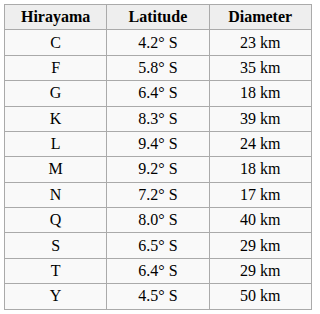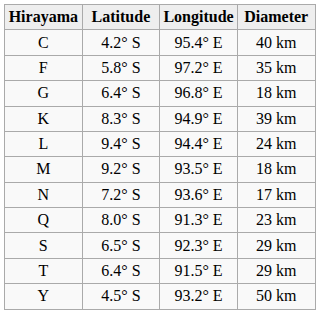+ column: (199, 17)
(260, 42) 23 km -> (276, 42) 40 km
(260, 220) 40 km -> (276, 220) 23 km
